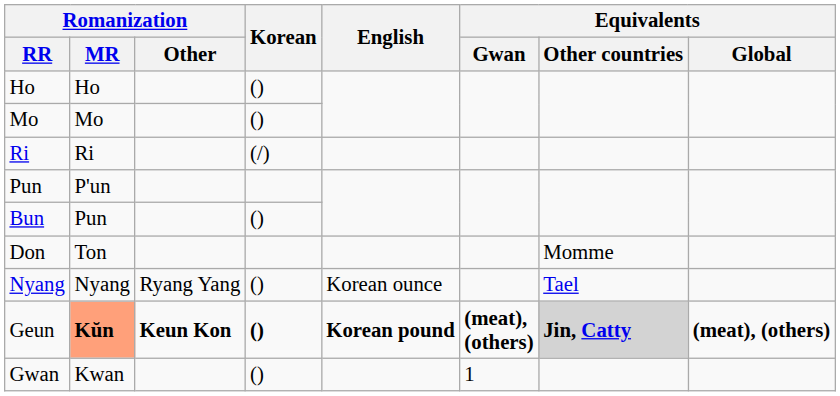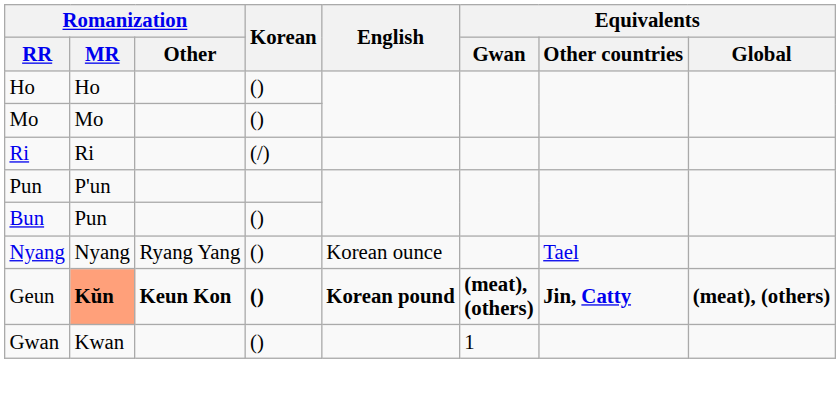- row: (27, 251)
(587, 329) lightgrey background -> (587, 296) no background
